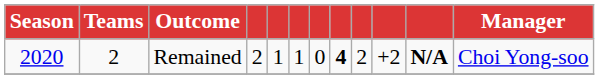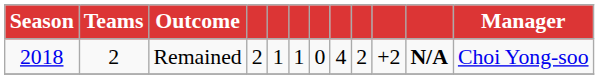(42, 56) 2020 -> (42, 56) 2018
(341, 56) bold -> (341, 56) normal
